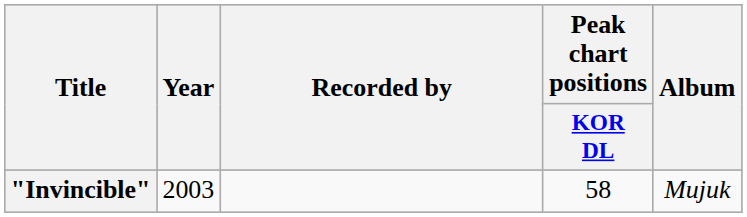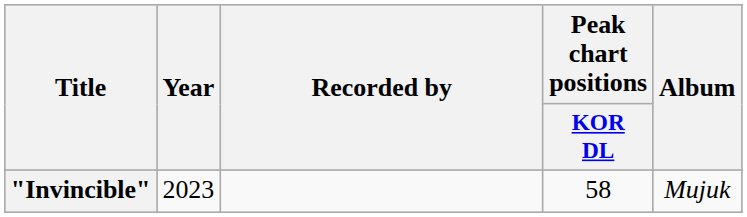(188, 190) 2003 -> (188, 190) 2023
